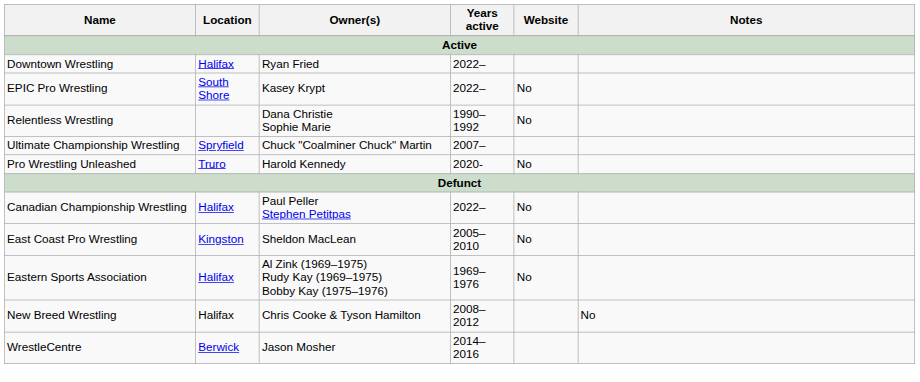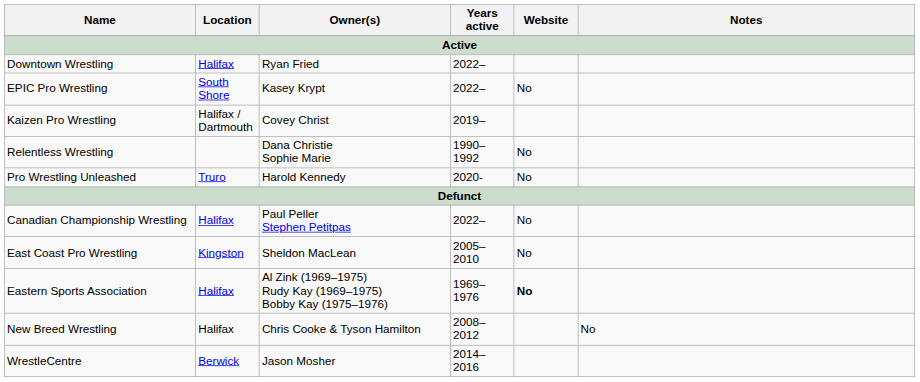+ row: (61, 120)
- row: (93, 145)
(524, 277) normal -> (525, 290) bold
